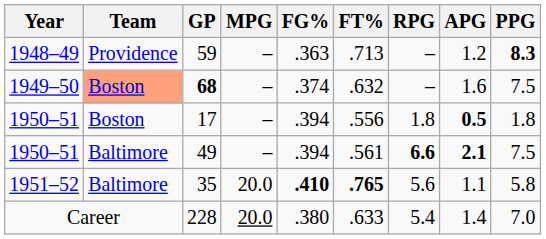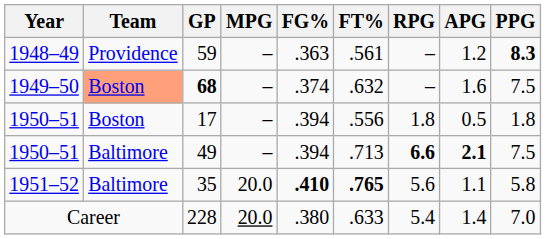(366, 53) .713 -> (366, 53) .561
(474, 119) bold -> (474, 119) normal
(366, 152) .561 -> (366, 152) .713
